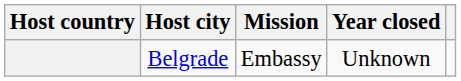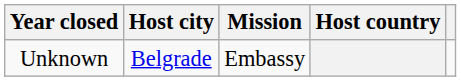columns swapped: (72, 22) <-> (386, 22)
